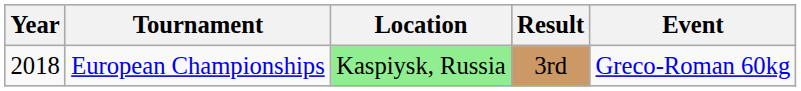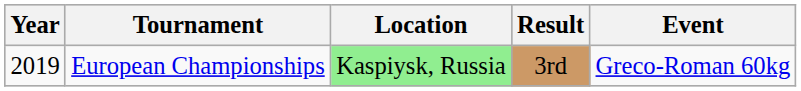(35, 65) 2018 -> (35, 65) 2019
